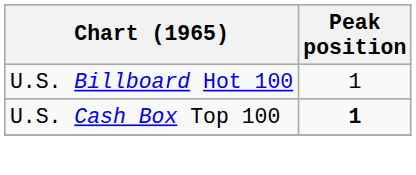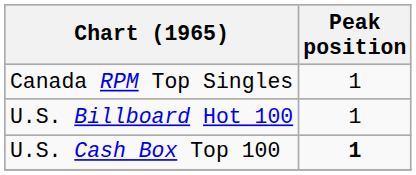+ row: (152, 82)
